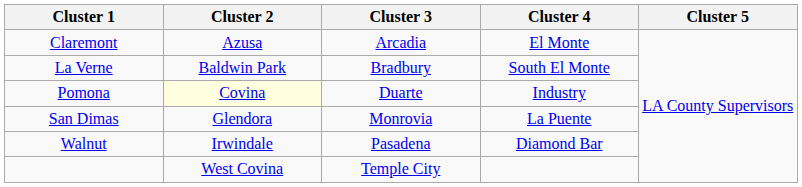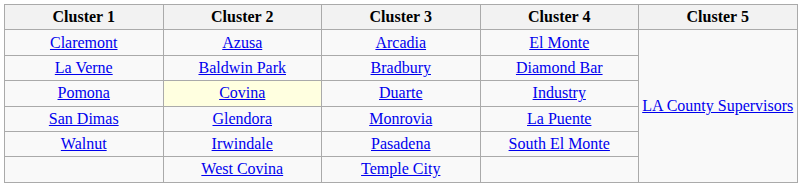(559, 67) South El Monte -> (559, 67) Diamond Bar
(559, 144) Diamond Bar -> (559, 144) South El Monte
